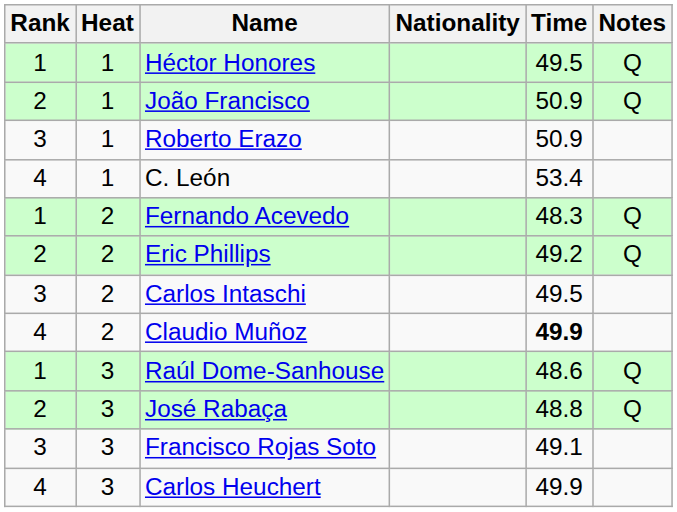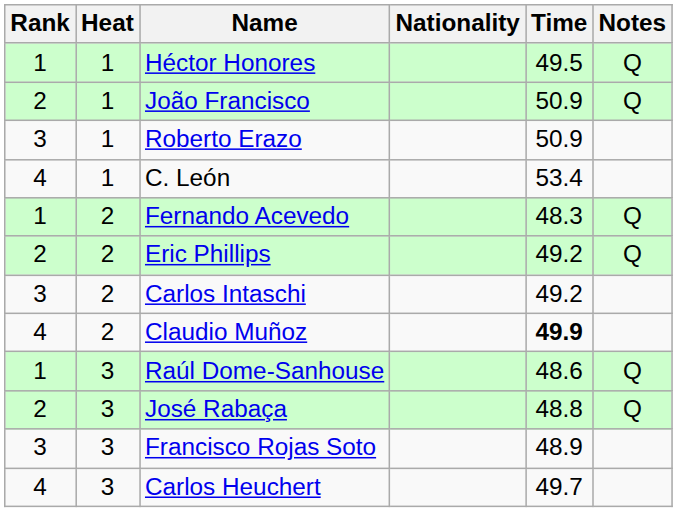(559, 293) 49.5 -> (559, 293) 49.2
(559, 448) 49.1 -> (559, 448) 48.9
(559, 486) 49.9 -> (559, 486) 49.7
